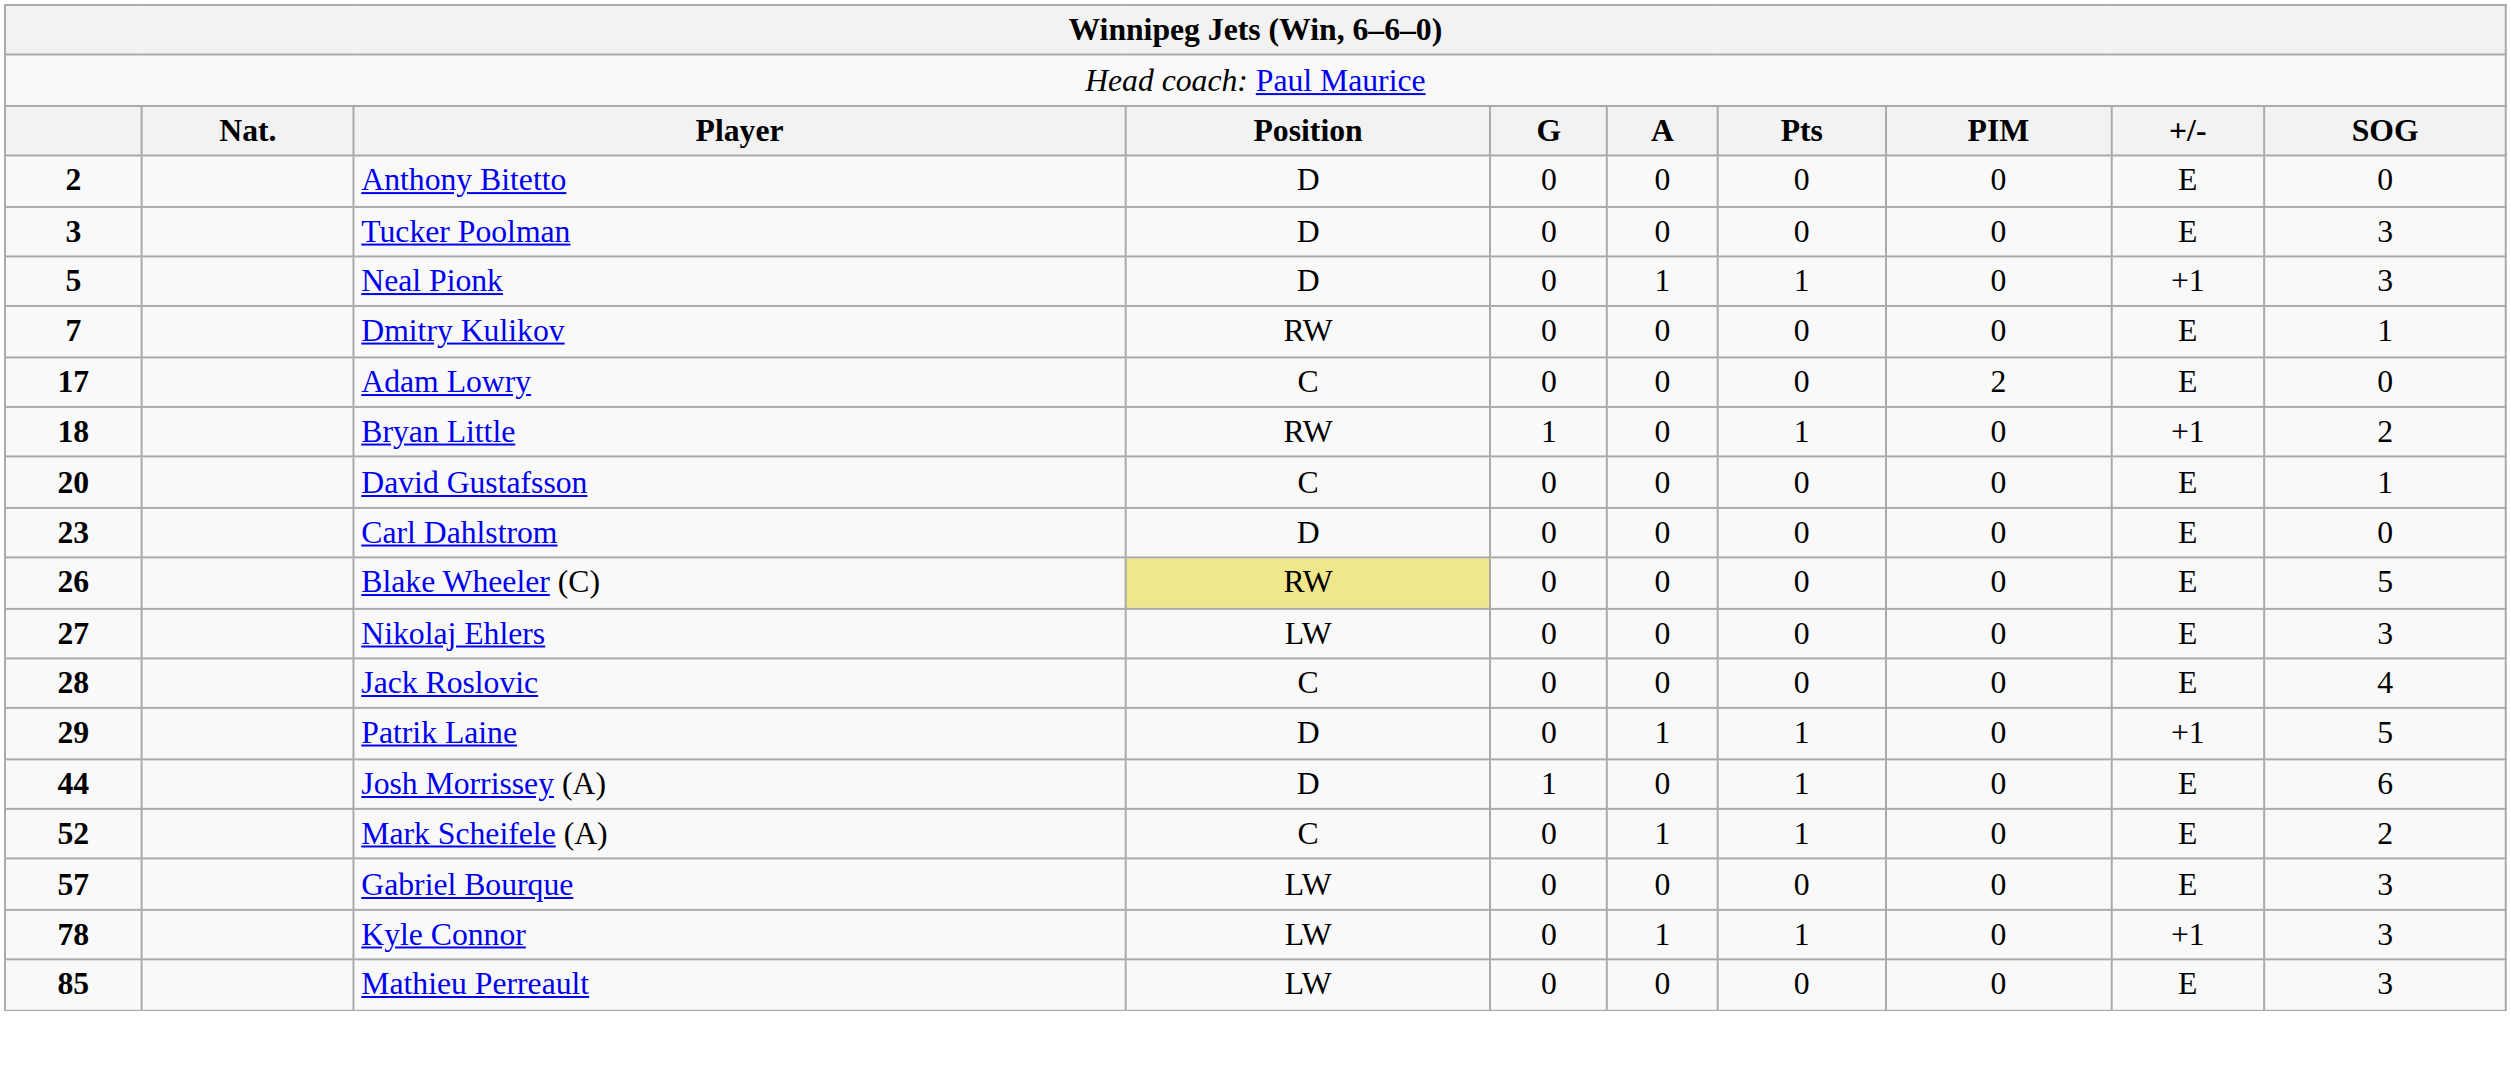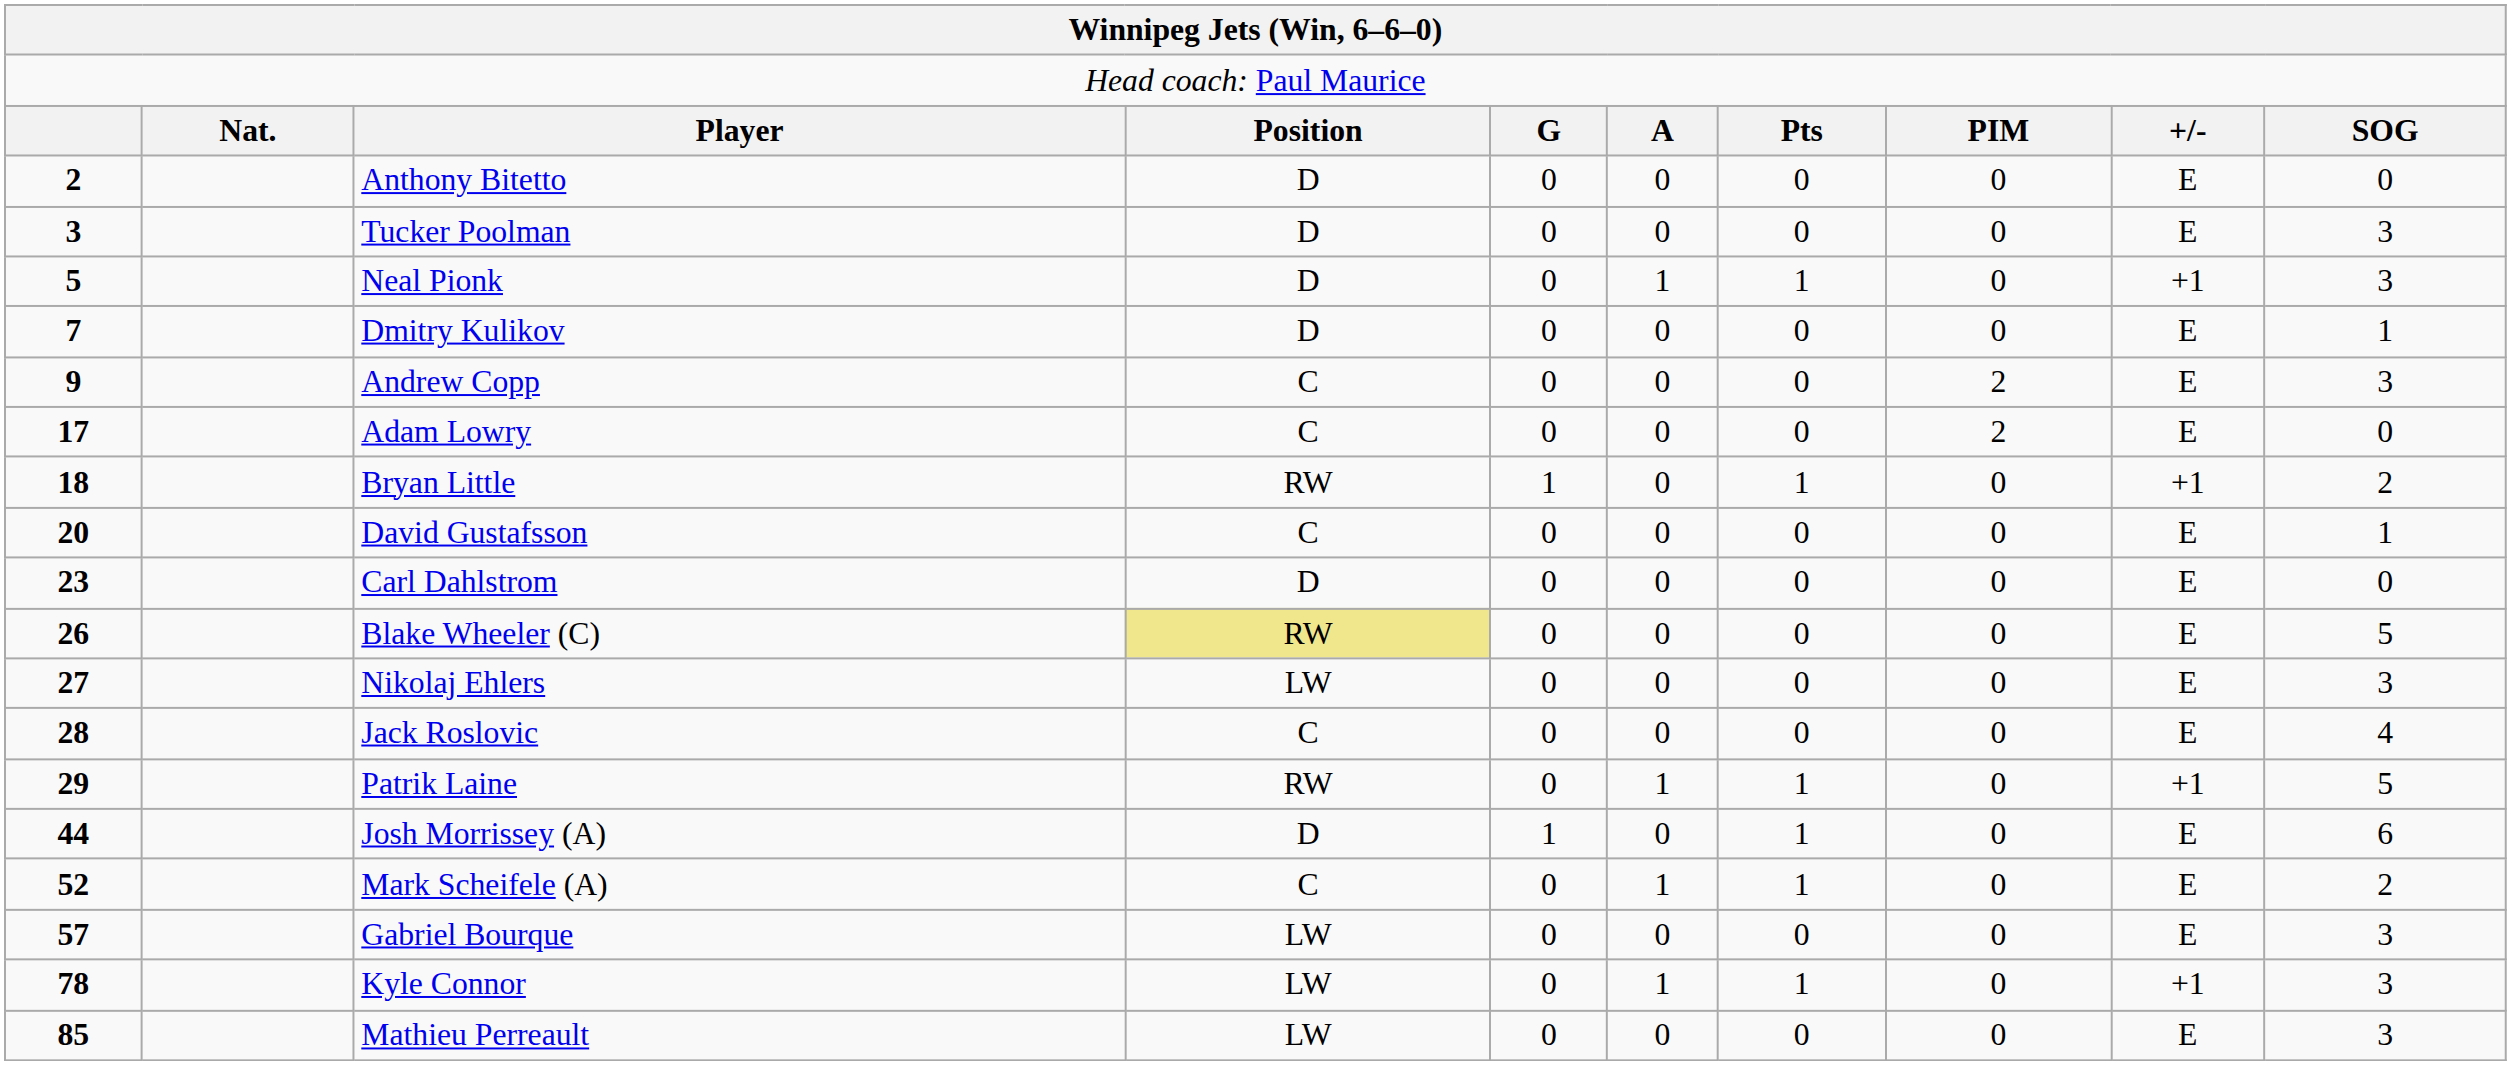(1308, 331) RW -> (1308, 331) D
+ row: (451, 381)
(1308, 733) D -> (1308, 783) RW
